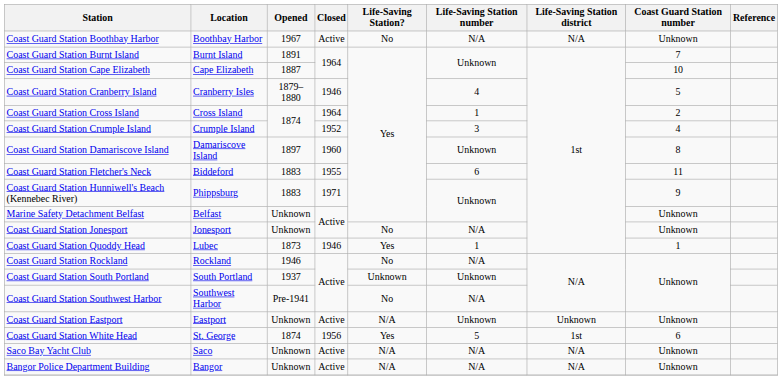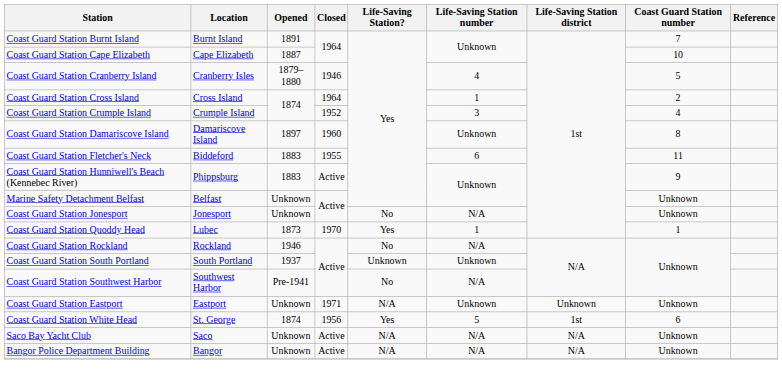- row: (83, 39)
(331, 193) 1971 -> (331, 177) Active
(331, 245) 1946 -> (331, 230) 1970
(331, 319) Active -> (331, 304) 1971
